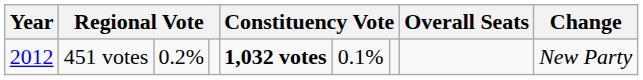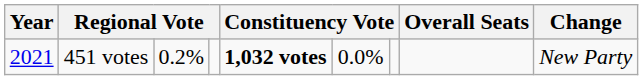(32, 56) 2012 -> (32, 56) 2021
(361, 56) 0.1% -> (361, 56) 0.0%
